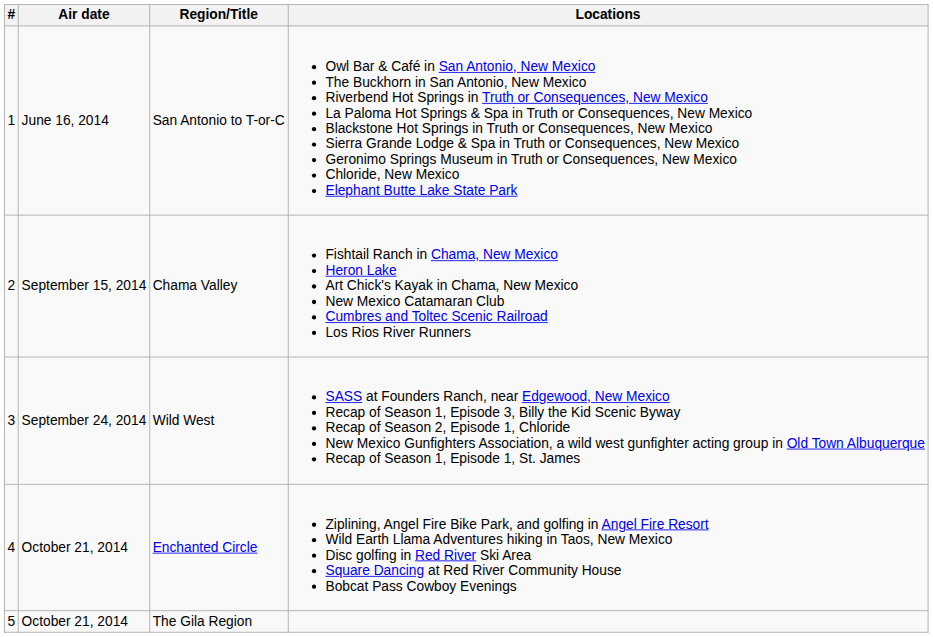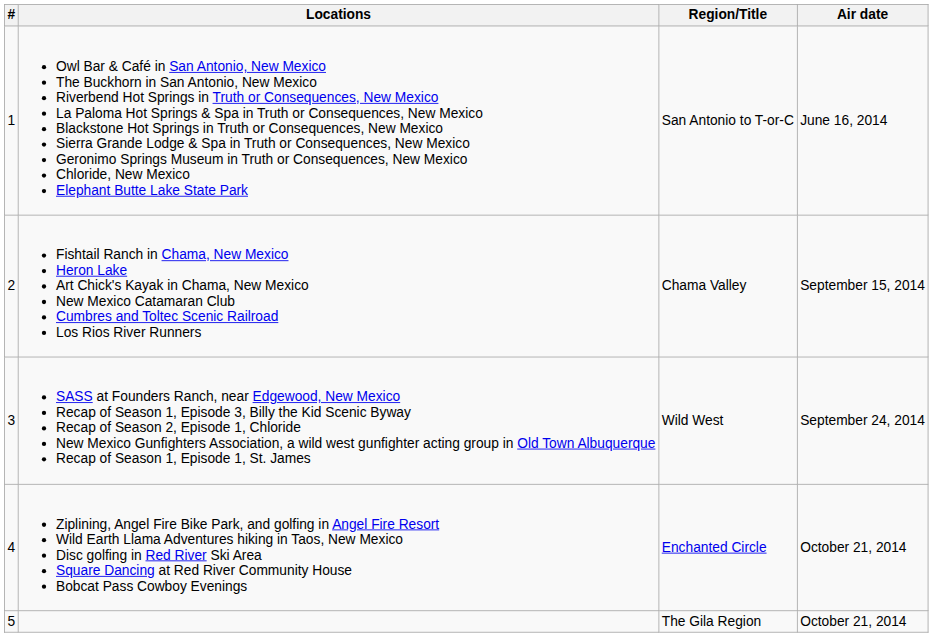columns swapped: (84, 15) <-> (608, 15)
